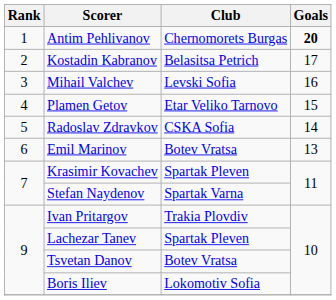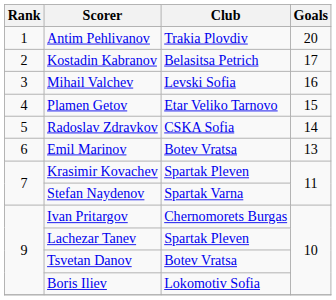(226, 37) Chernomorets Burgas -> (206, 37) Trakia Plovdiv
(311, 37) bold -> (311, 37) normal
(206, 216) Trakia Plovdiv -> (226, 216) Chernomorets Burgas
